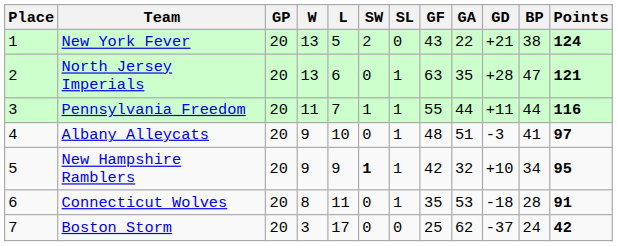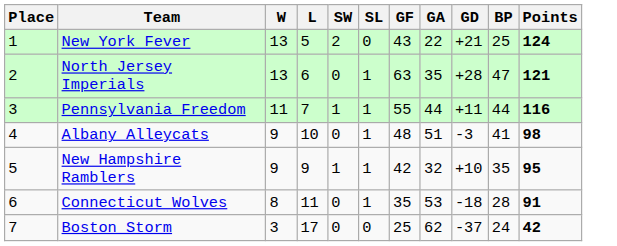- column: (281, 17)
(532, 42) 38 -> (501, 42) 25
(563, 135) 97 -> (532, 135) 98
(367, 169) bold -> (336, 169) normal
(532, 169) 34 -> (501, 169) 35
